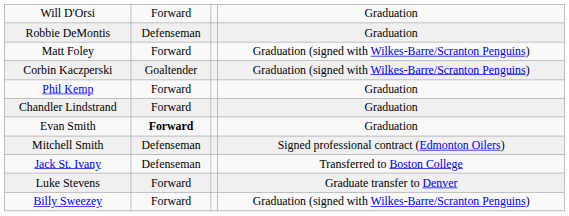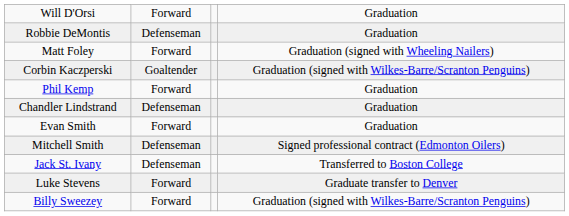(391, 51) Graduation (signed with Wilkes-Barre/Scranton Penguins) -> (391, 51) Graduation (signed with Wheeling Nailers)
(171, 107) Forward -> (171, 107) Defenseman
(171, 126) bold -> (171, 126) normal
